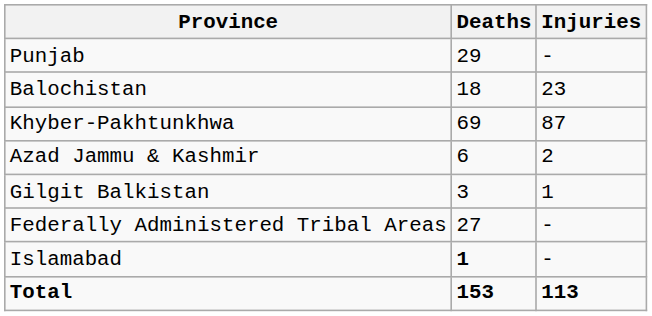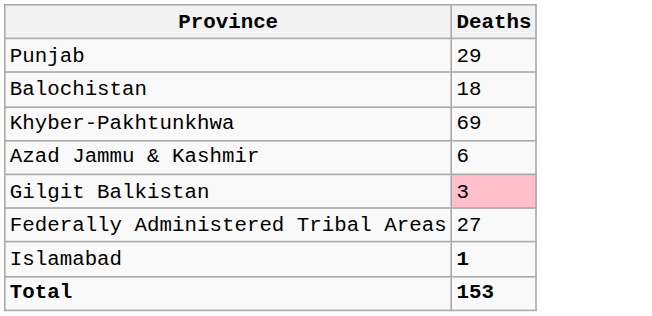- column: (591, 22)
(463, 191) no background -> (463, 191) pink background
